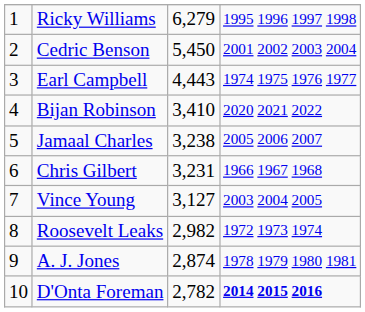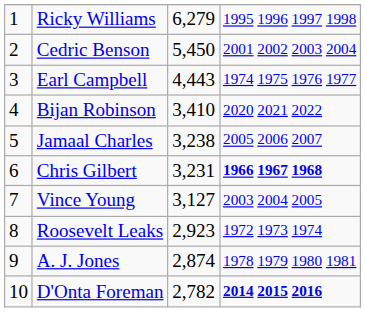(273, 170) normal -> (273, 170) bold
(194, 230) 2,982 -> (194, 230) 2,923
